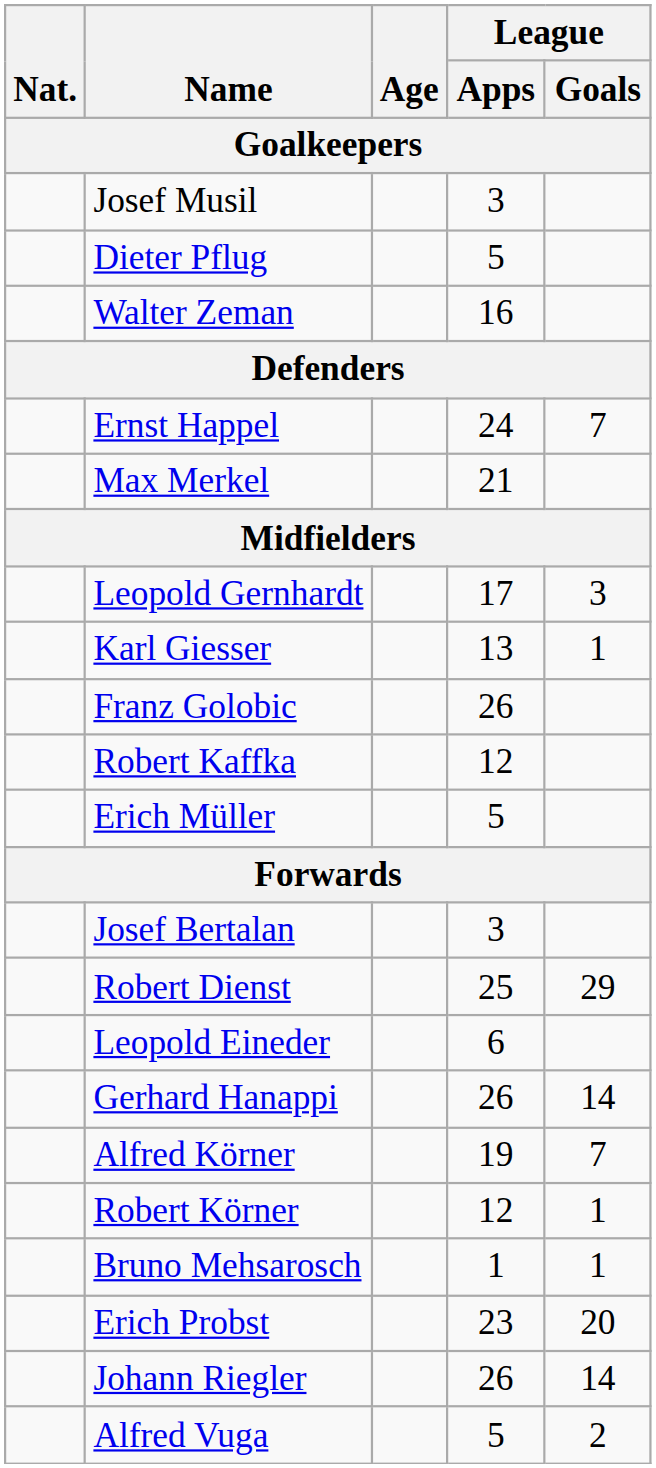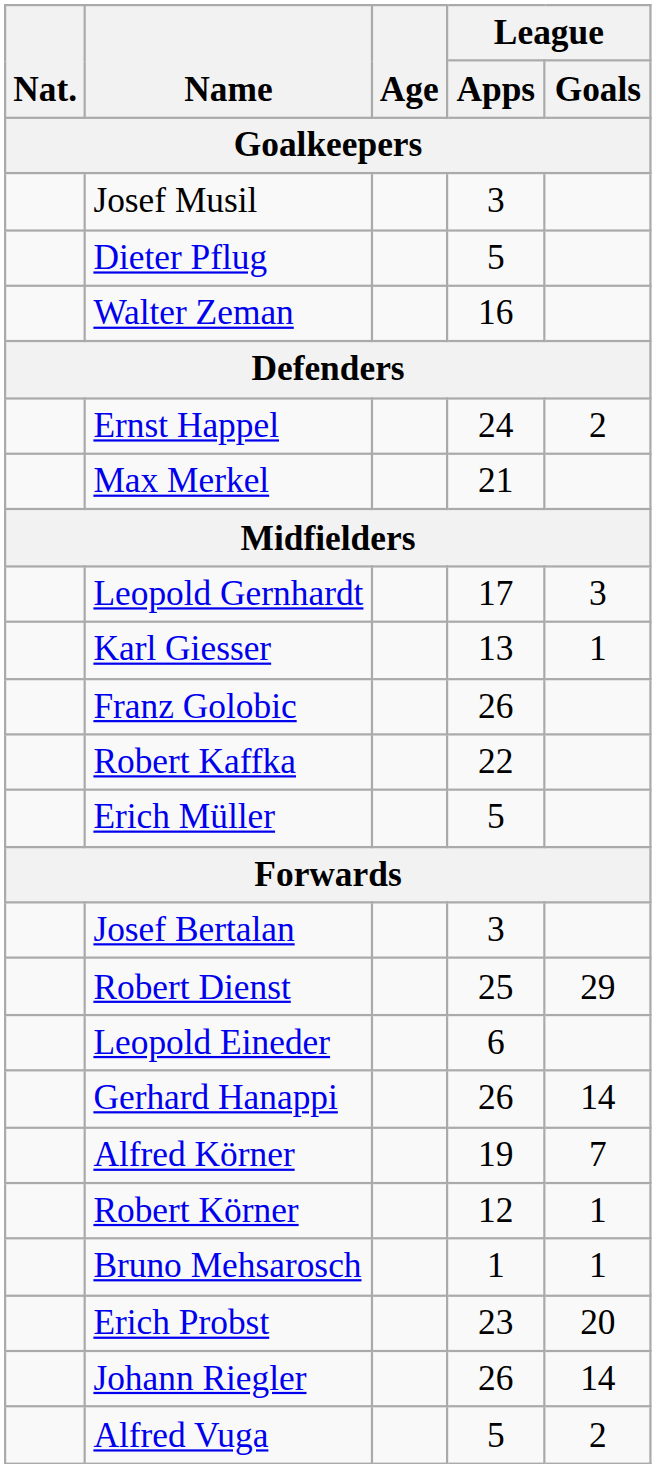(598, 425) 7 -> (598, 425) 2
(496, 761) 12 -> (496, 761) 22
